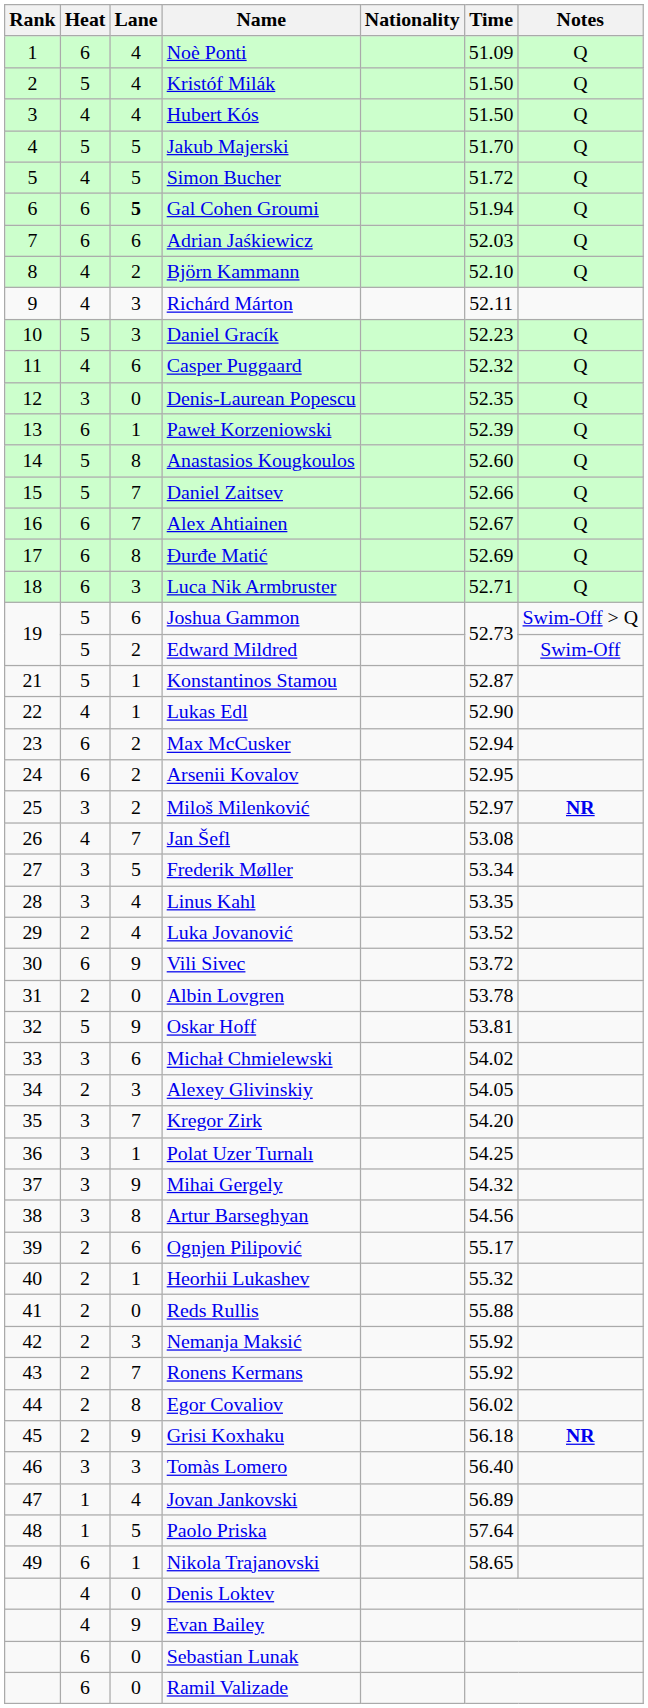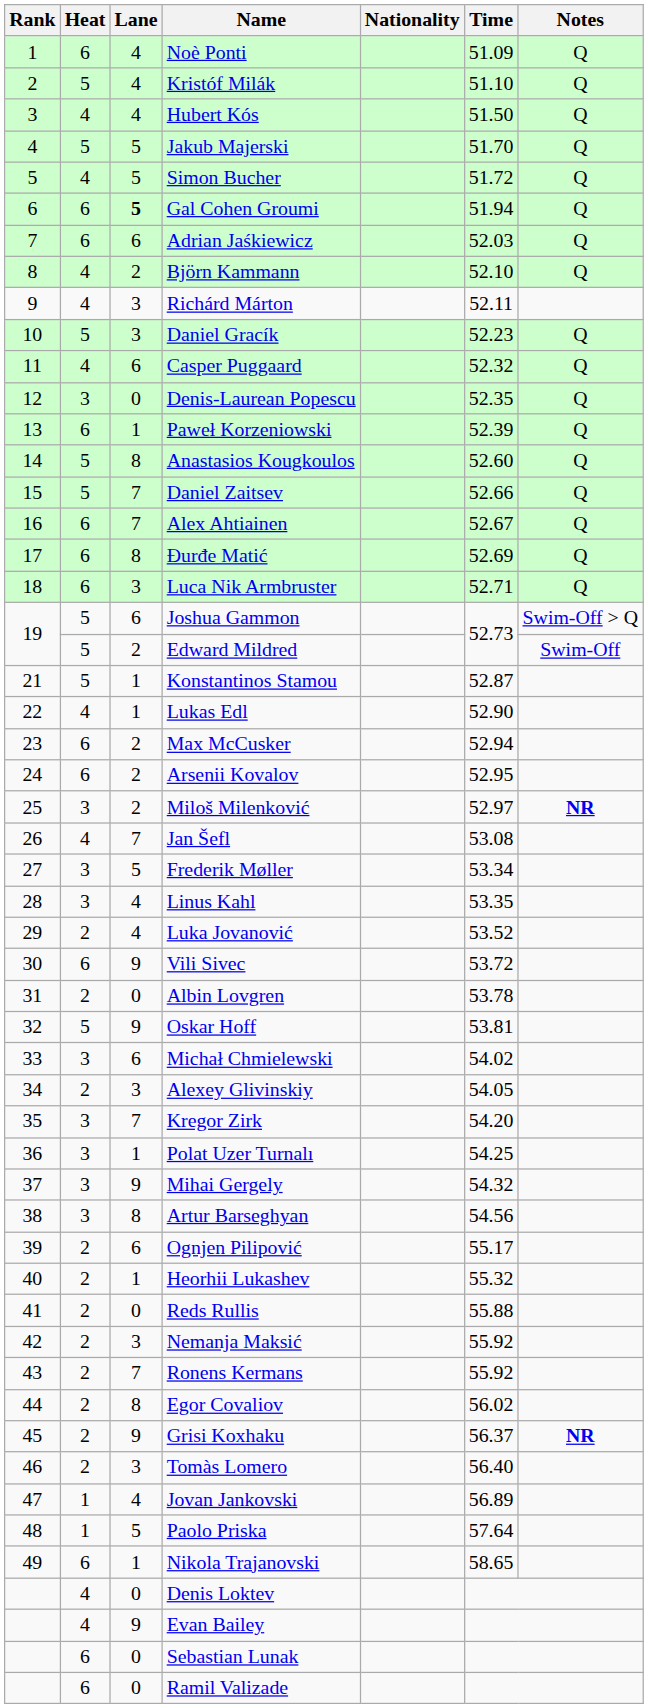(491, 83) 51.50 -> (491, 83) 51.10
(491, 1436) 56.18 -> (491, 1436) 56.37
(85, 1467) 3 -> (85, 1467) 2
